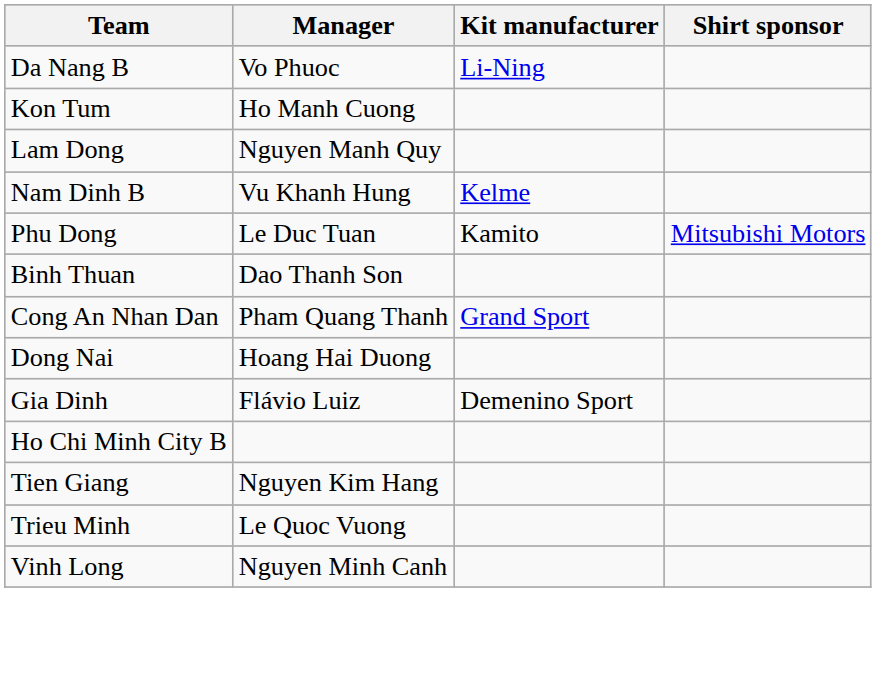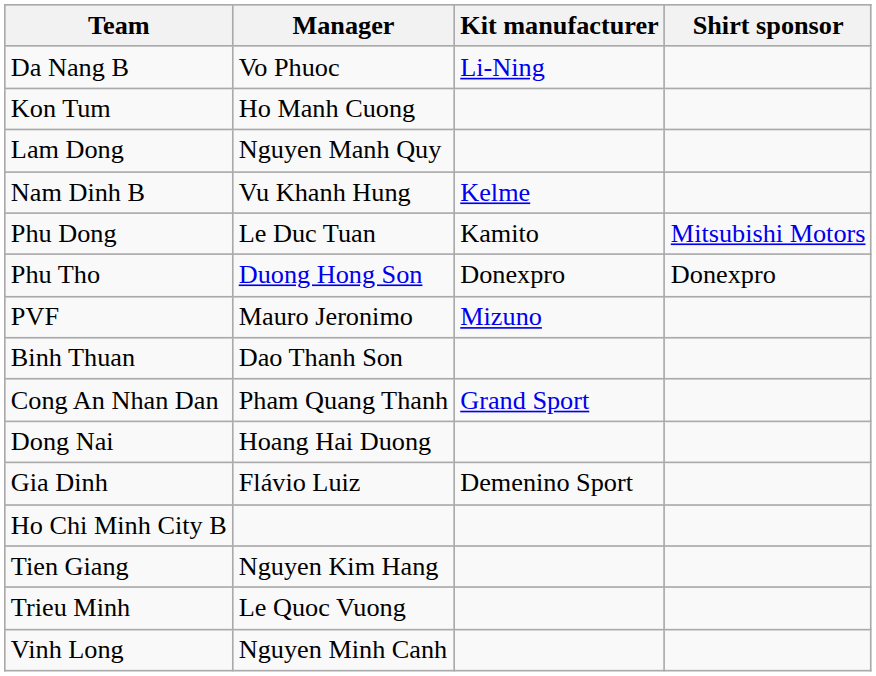+ row: (55, 274)
+ row: (35, 316)
